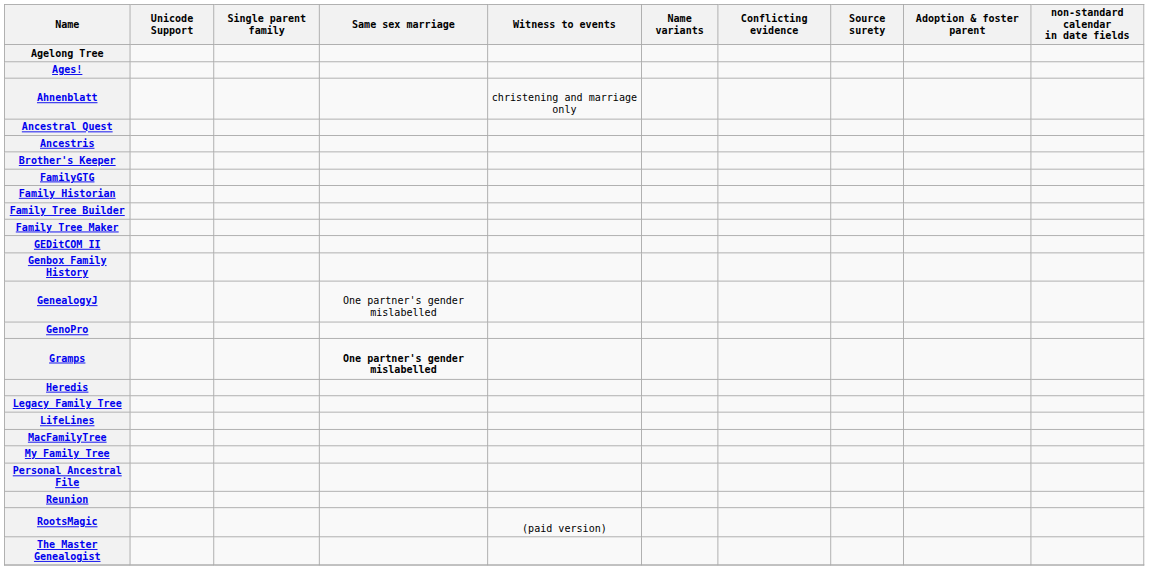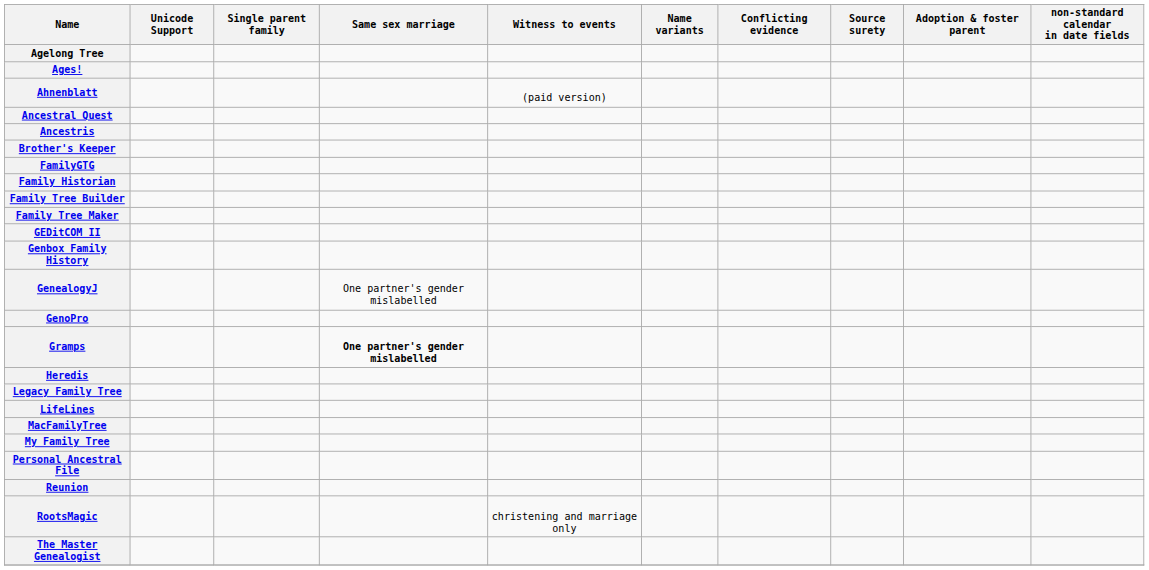(564, 105) christening and marriage only -> (564, 99) (paid version)
(564, 528) (paid version) -> (564, 522) christening and marriage only
